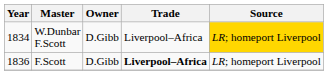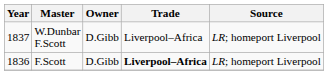(18, 37) 1834 -> (18, 37) 1837
(266, 37) gold background -> (266, 37) no background
